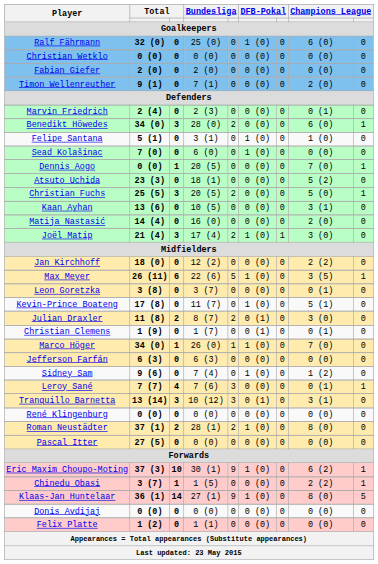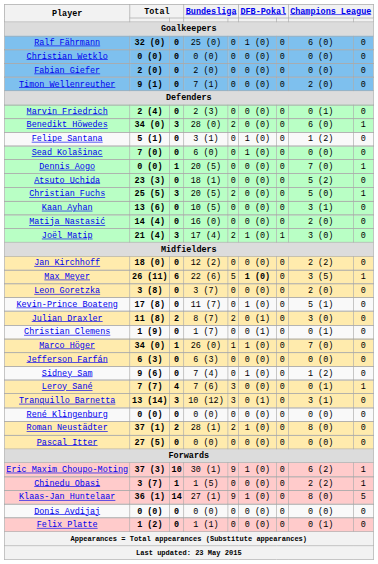(321, 139) 1 (0) -> (321, 139) 1 (2)
(257, 277) normal -> (257, 277) bold
(321, 291) 0 (1) -> (321, 291) 2 (0)
(321, 525) 0 (0) -> (321, 525) 0 (1)
